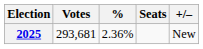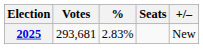(118, 33) 2.36% -> (118, 33) 2.83%
